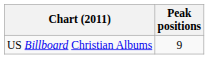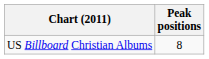(179, 44) 9 -> (179, 44) 8
